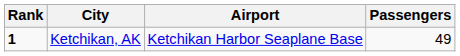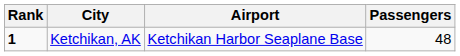(443, 39) 49 -> (443, 39) 48
